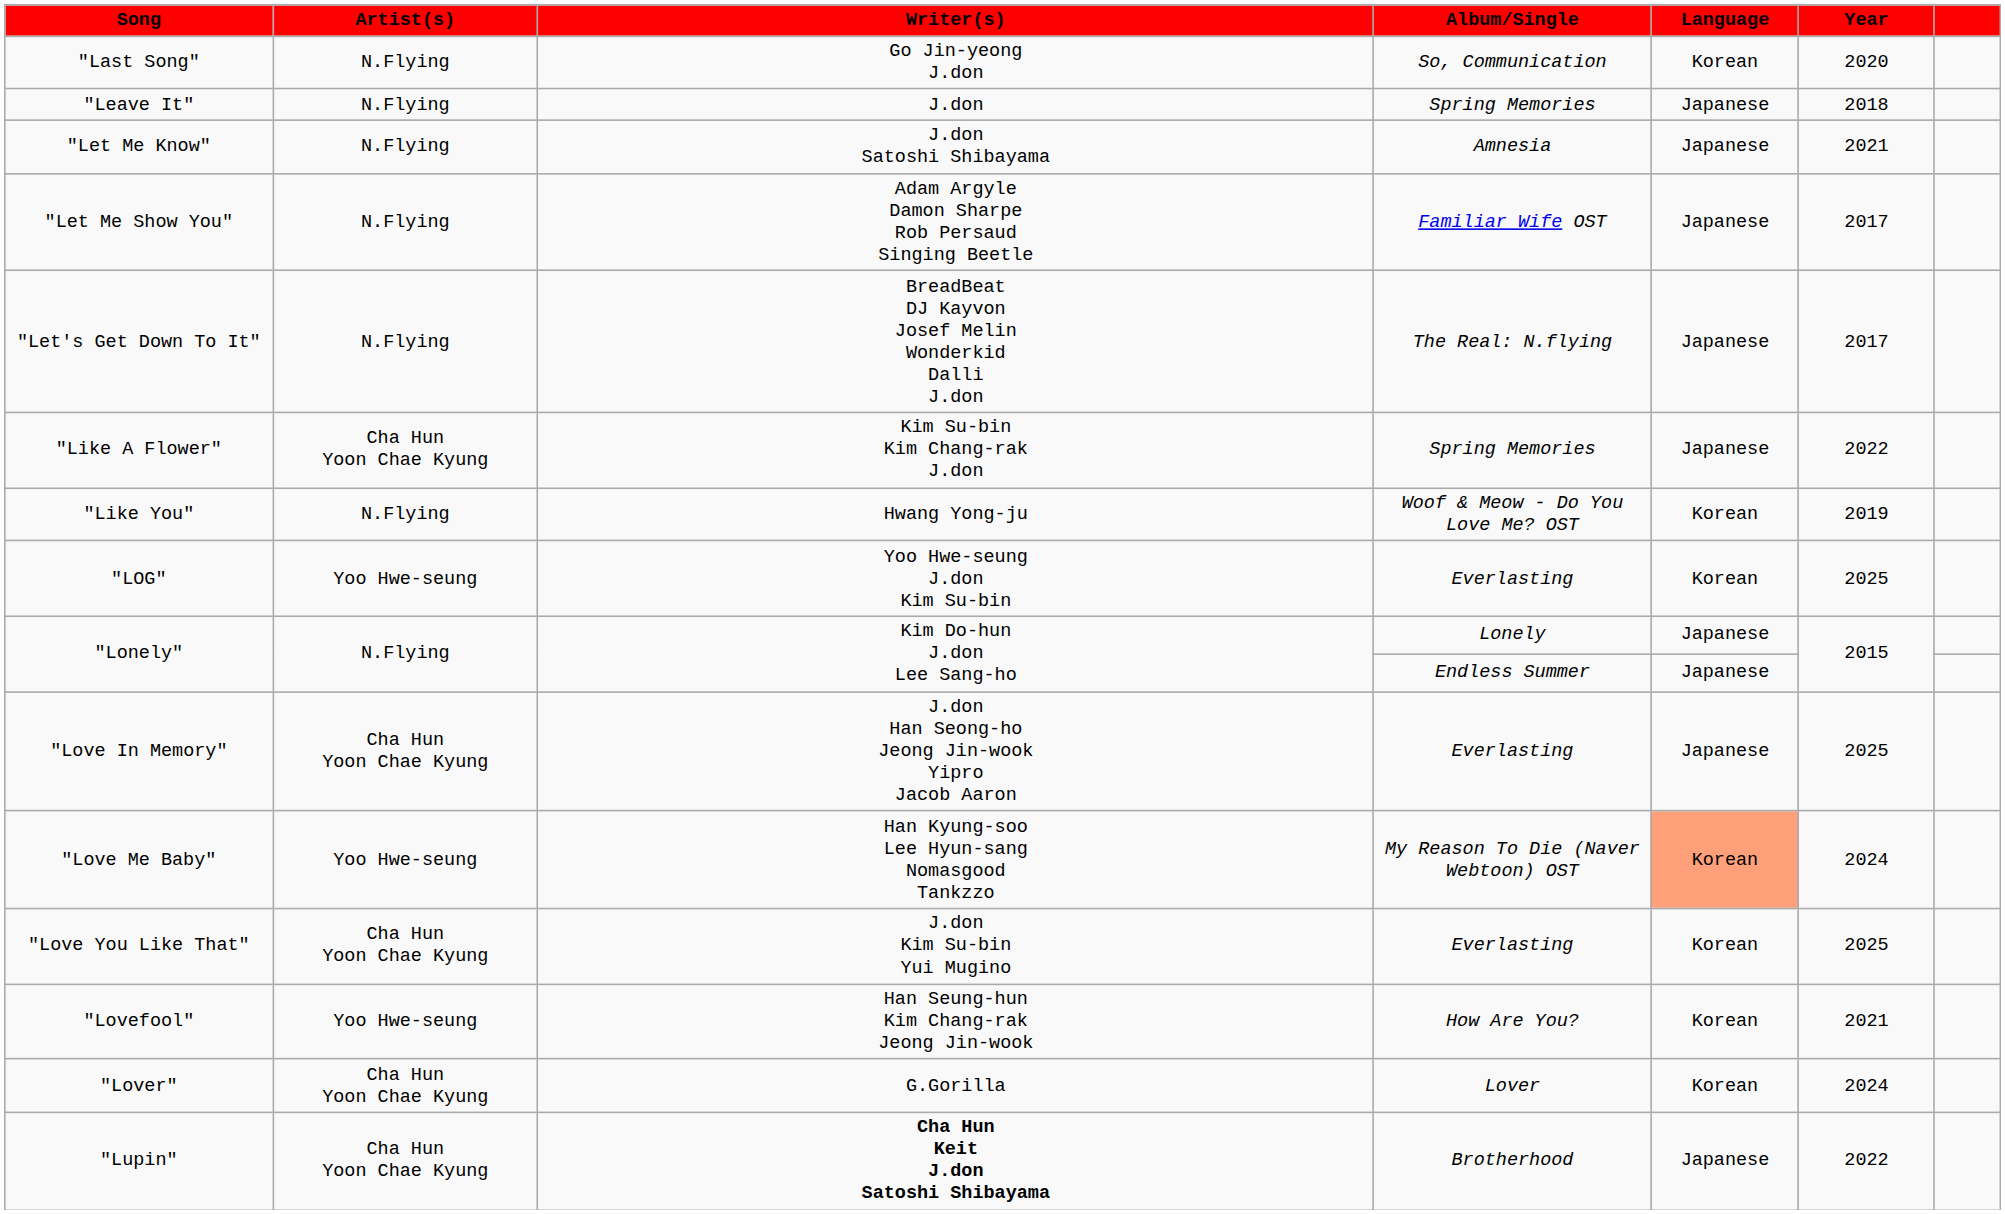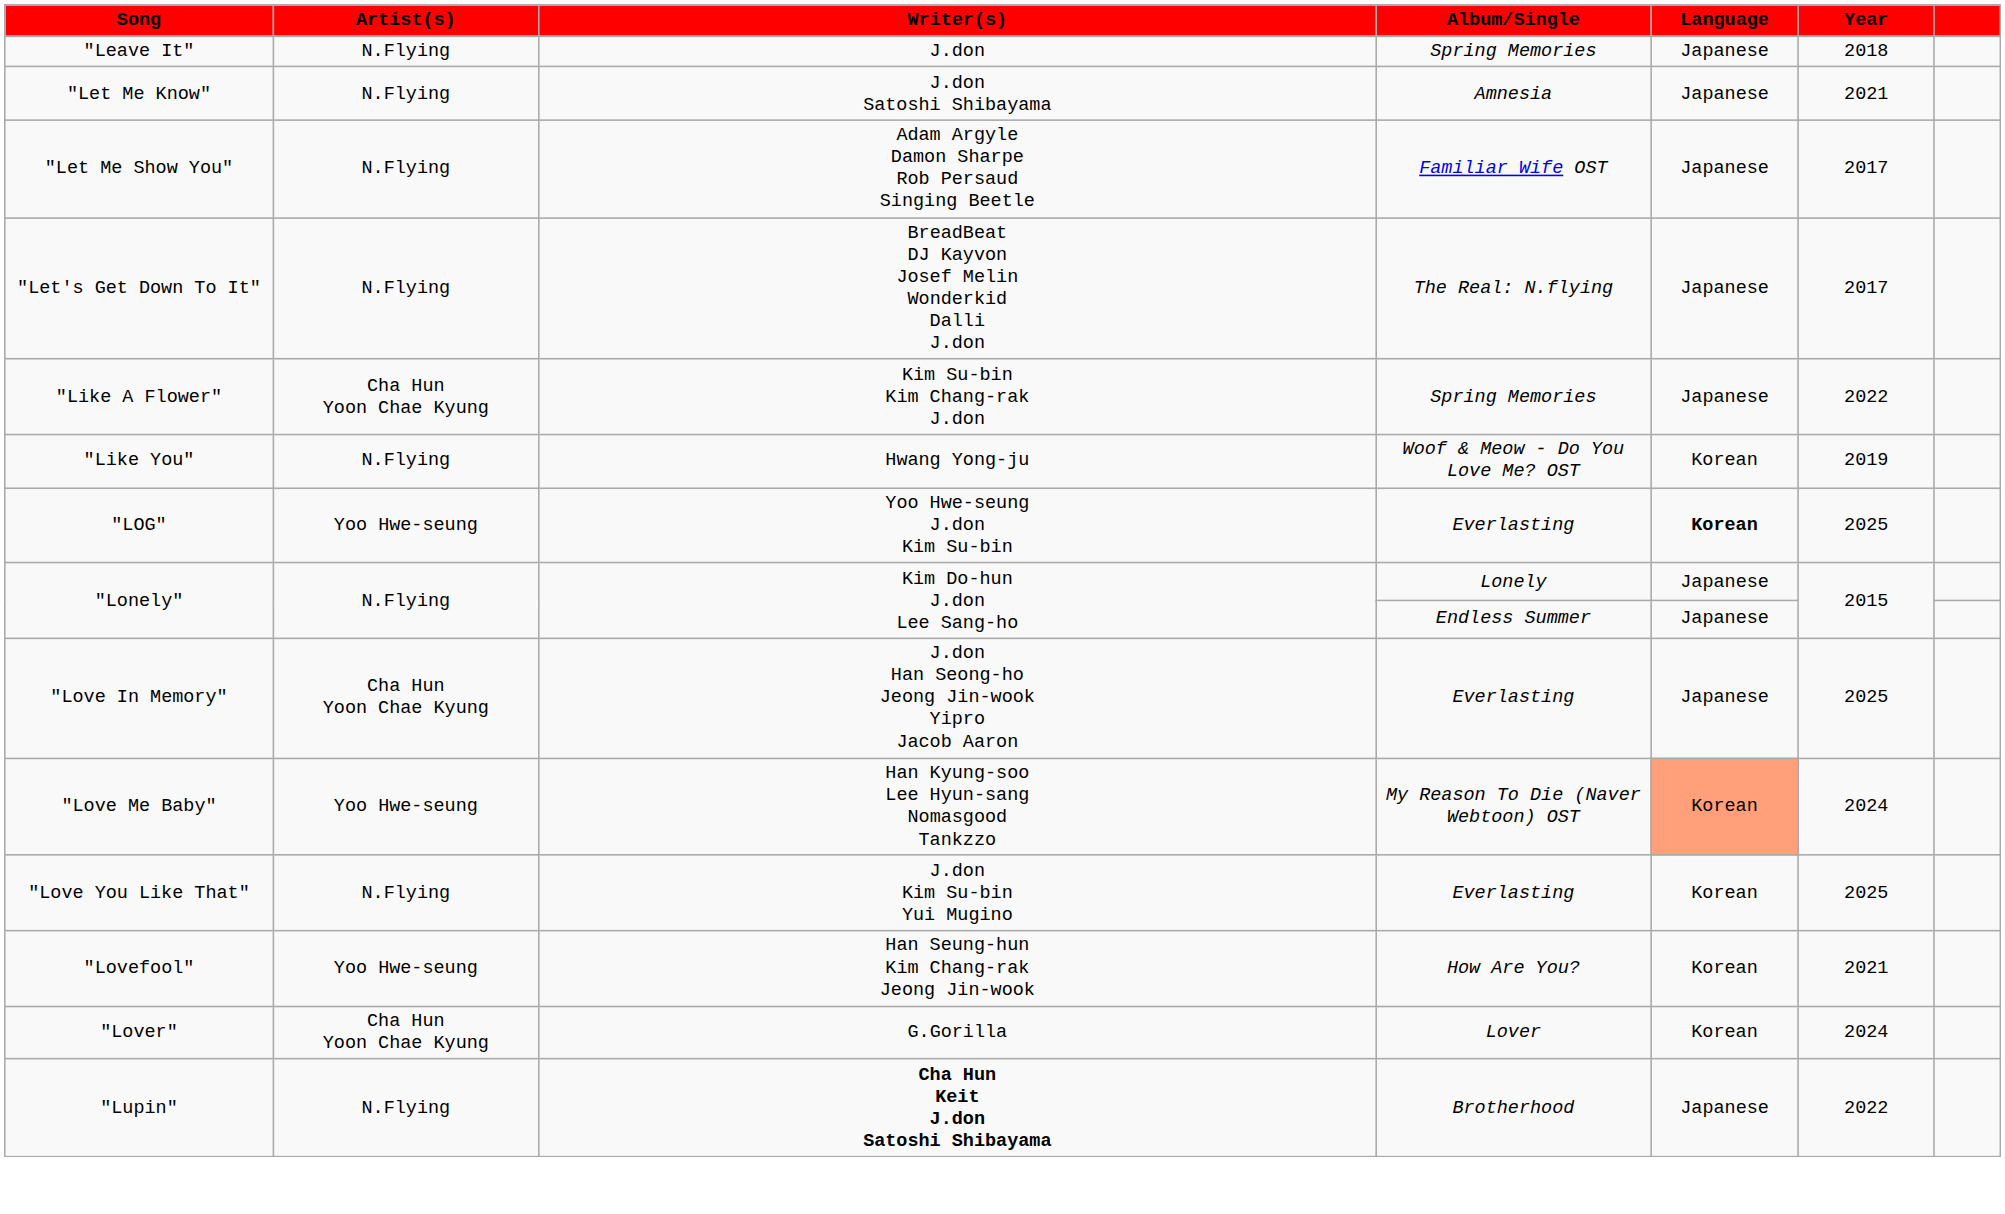- row: (139, 62)
(1725, 578) normal -> (1725, 525) bold
(405, 946) Cha Hun Yoon Chae Kyung -> (406, 893) N.Flying
(405, 1161) Cha Hun Yoon Chae Kyung -> (406, 1108) N.Flying
